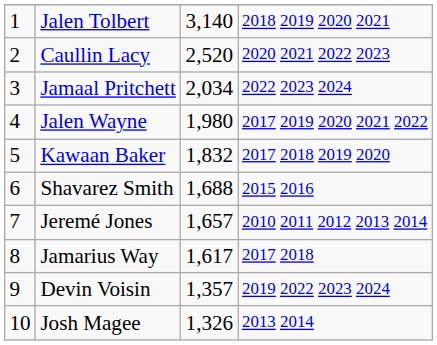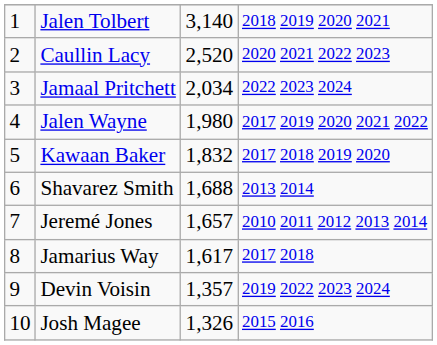(278, 188) 2015 2016 -> (278, 188) 2013 2014
(278, 322) 2013 2014 -> (278, 322) 2015 2016
